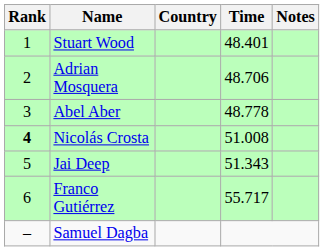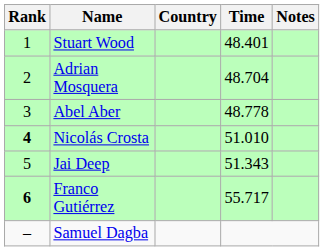(247, 77) 48.706 -> (247, 77) 48.704
(247, 138) 51.008 -> (247, 138) 51.010
(27, 198) normal -> (27, 198) bold
